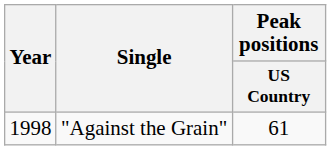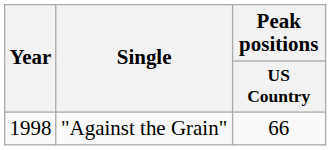(279, 128) 61 -> (279, 128) 66
